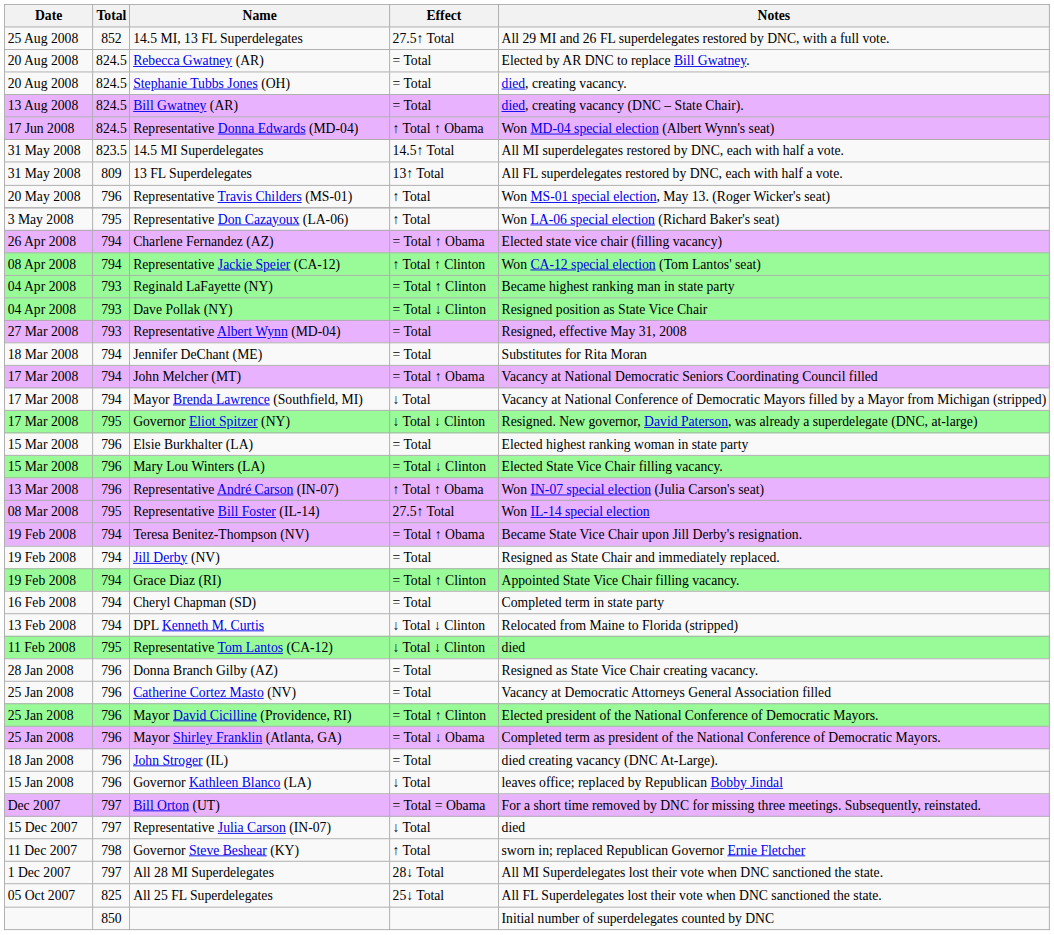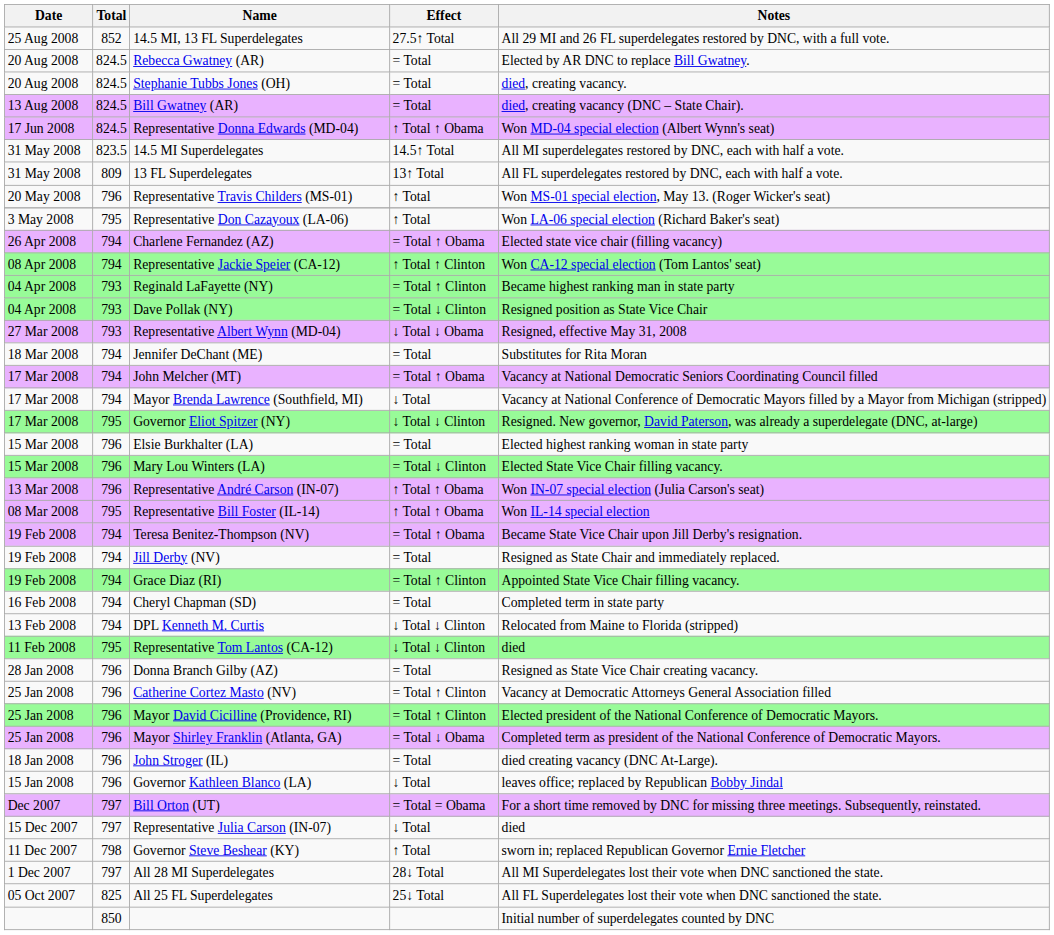(412, 331) = Total -> (438, 331) ↓ Total ↓ Obama
(423, 512) 27.5↑ Total -> (438, 512) ↑ Total ↑ Obama
(412, 692) = Total -> (439, 692) = Total ↑ Clinton
